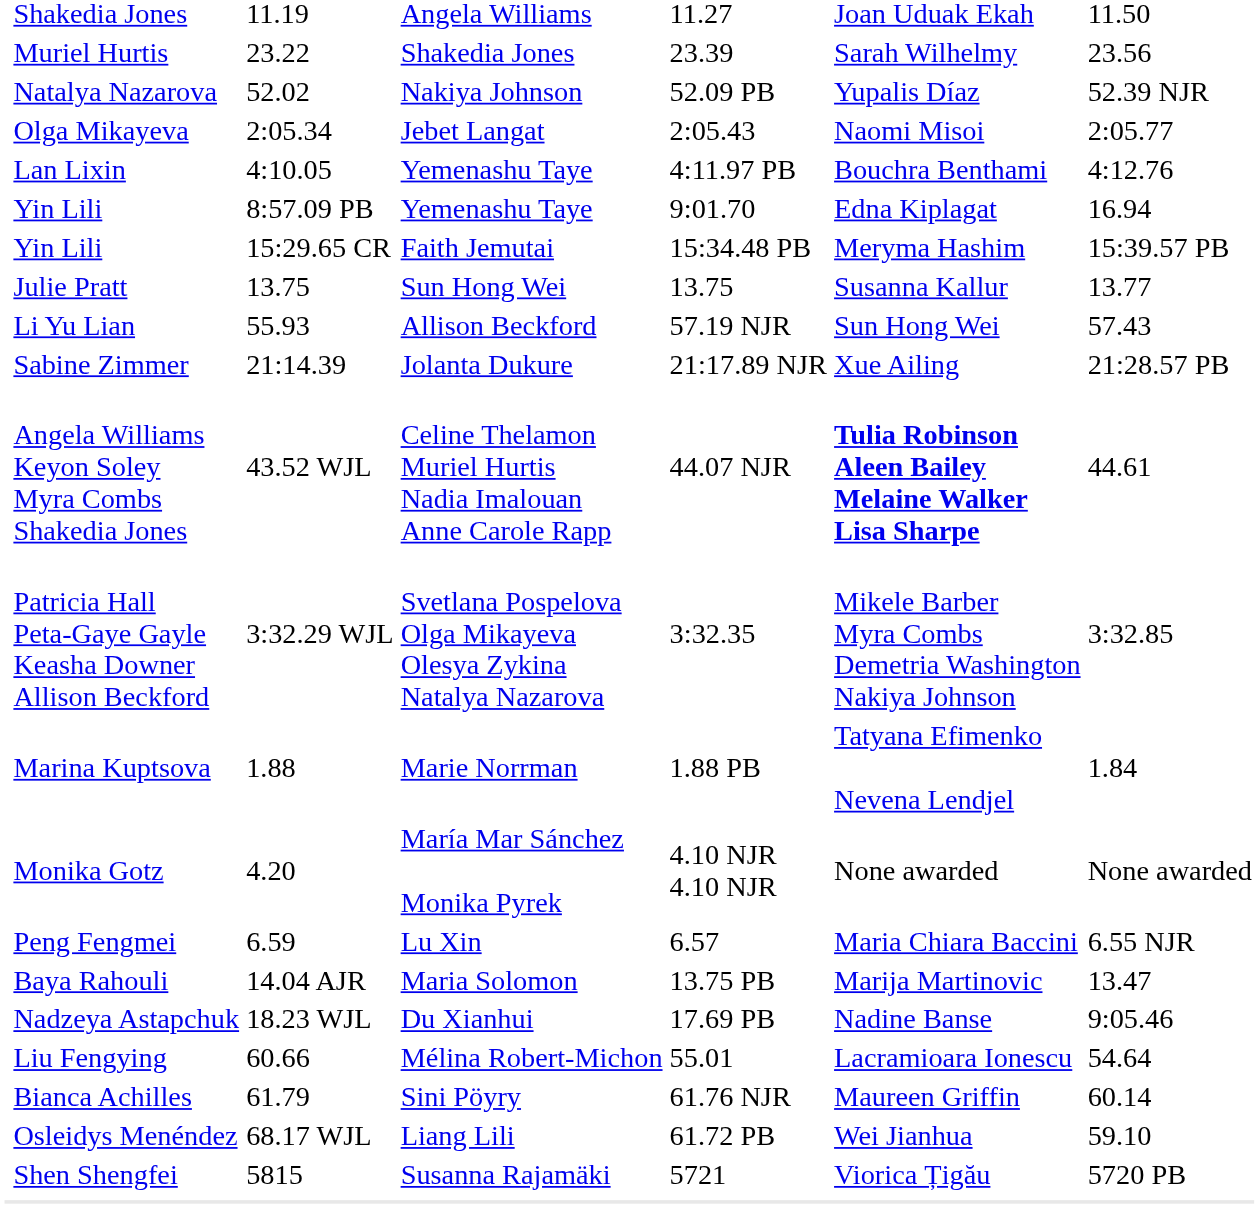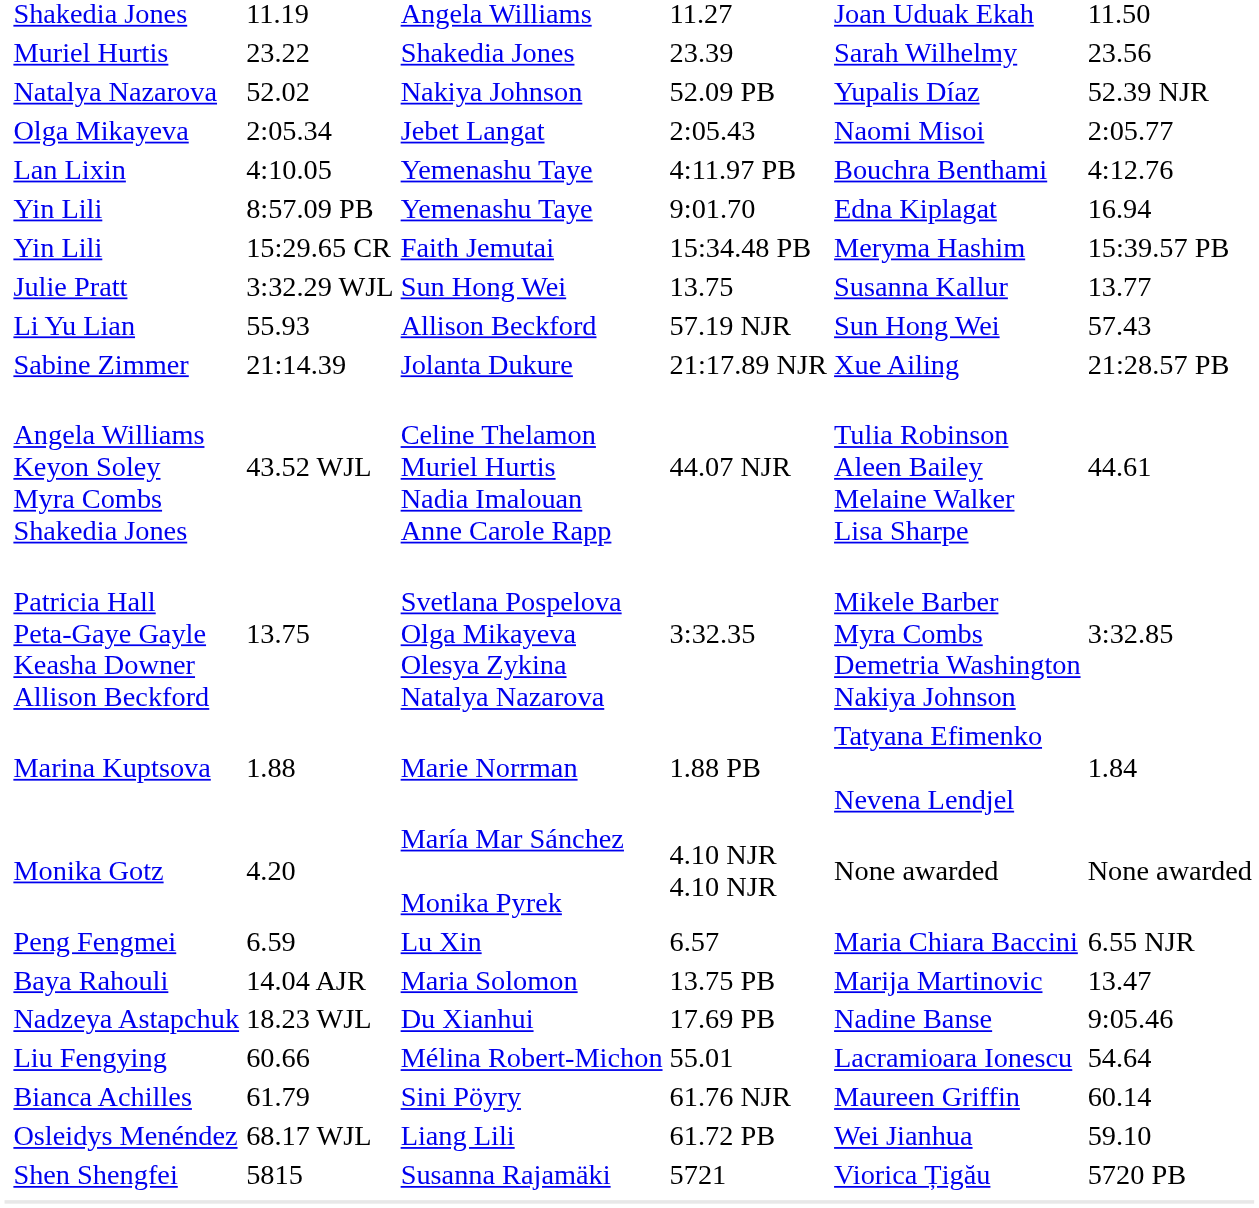(278, 286) 13.75 -> (320, 286) 3:32.29 WJL
(931, 482) bold -> (924, 482) normal
(320, 633) 3:32.29 WJL -> (278, 633) 13.75
